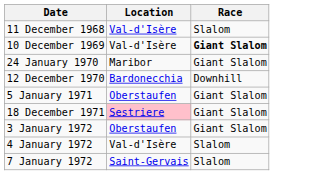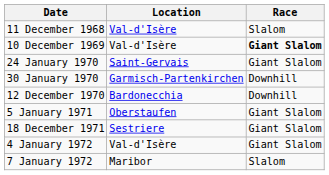(131, 62) Maribor -> (149, 62) Saint-Gervais
+ row: (53, 79)
(137, 112) pink background -> (137, 128) no background
- row: (50, 128)
(212, 145) Slalom -> (285, 145) Giant Slalom
(149, 161) Saint-Gervais -> (131, 161) Maribor
